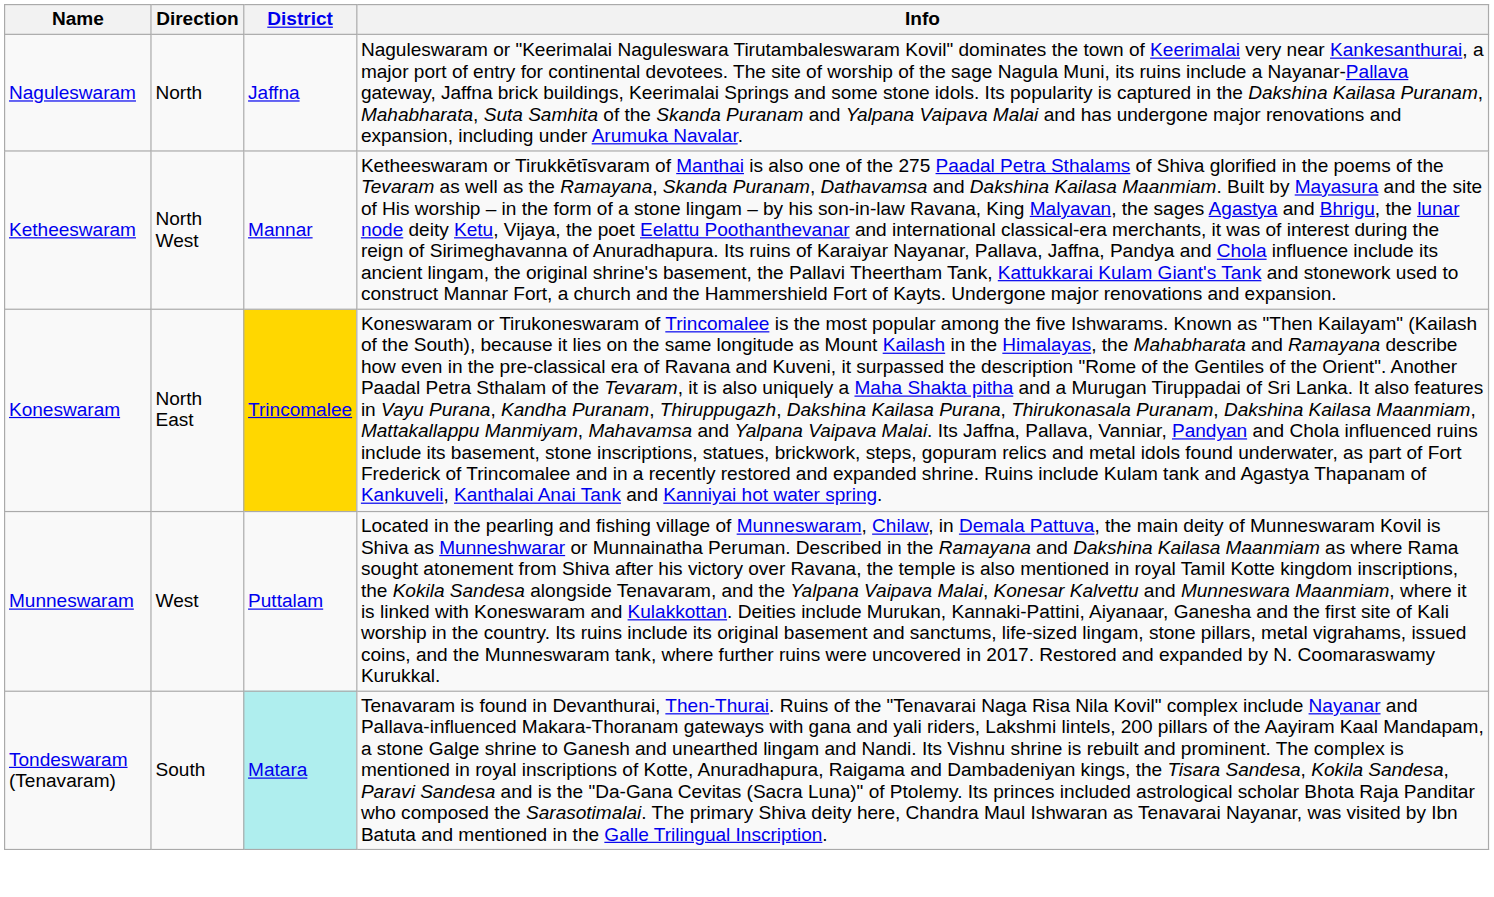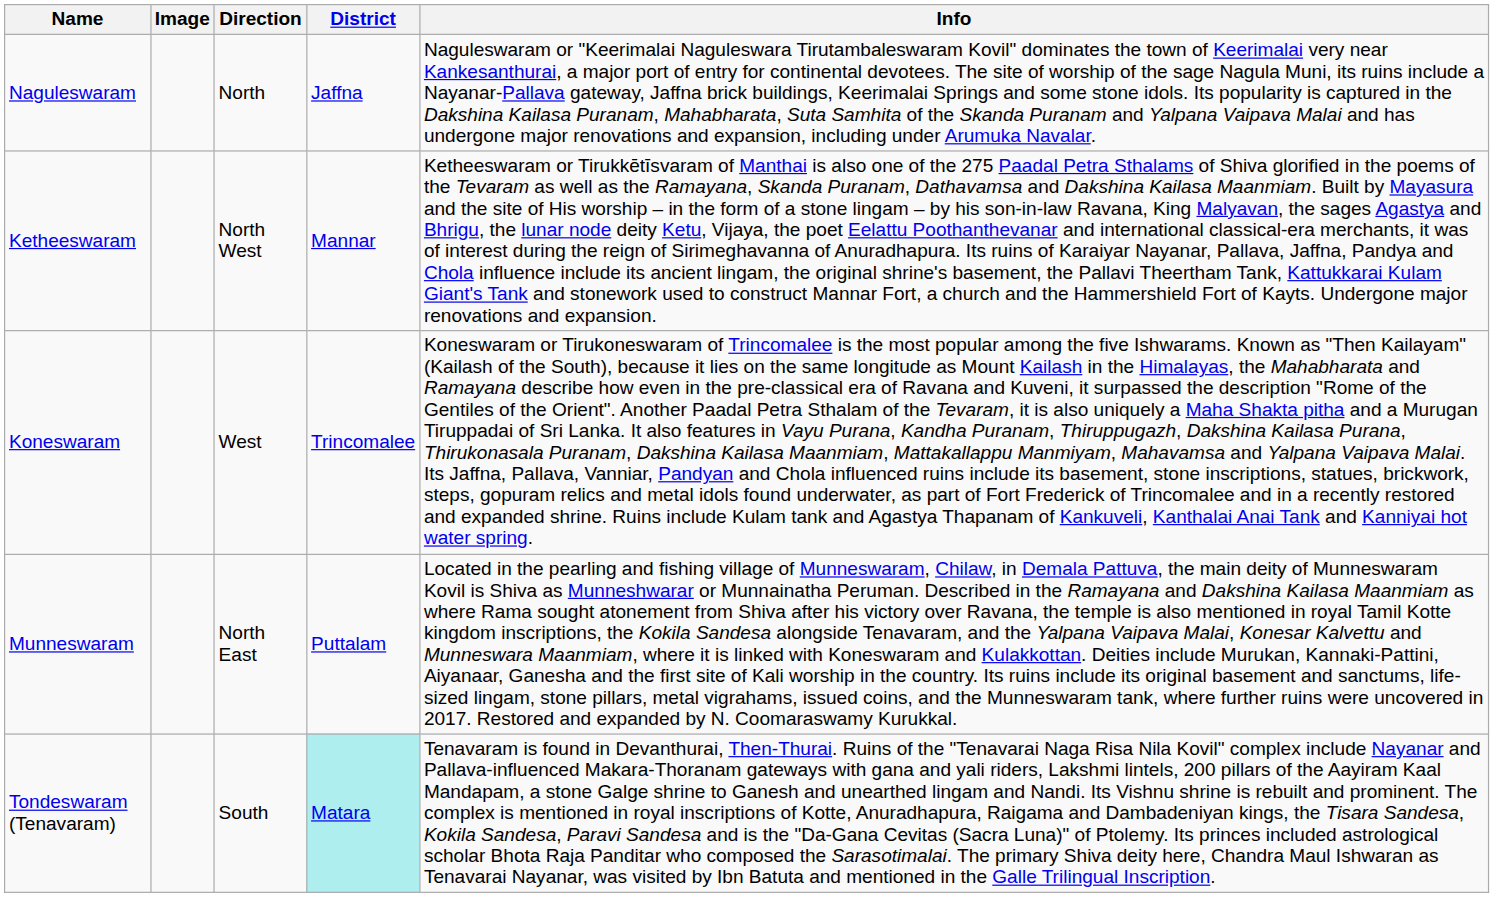+ column: (182, 19)
(179, 410) North East -> (240, 442) West
(300, 410) gold background -> (363, 442) no background
(177, 600) West -> (242, 643) North East
